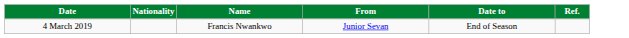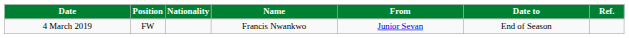+ column: (148, 12)
